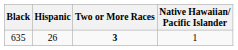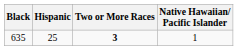(53, 38) 26 -> (53, 38) 25
